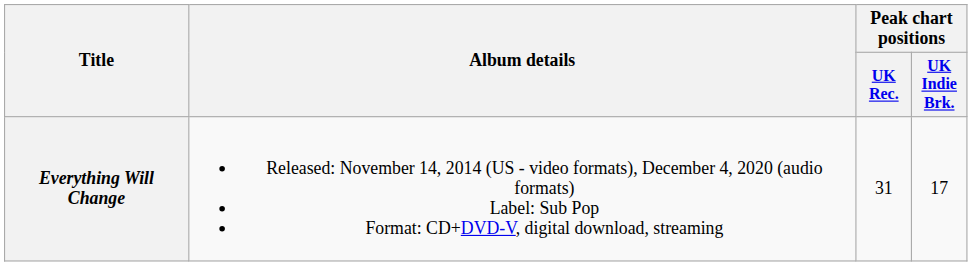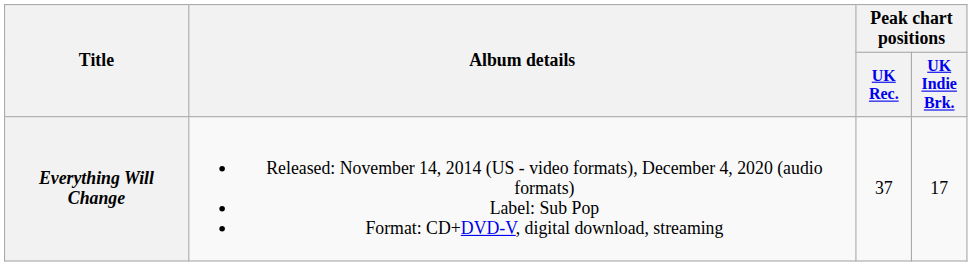(884, 188) 31 -> (884, 188) 37
